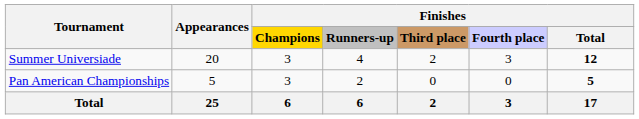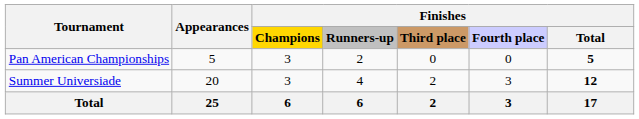rows swapped: (65, 59) <-> (89, 81)
